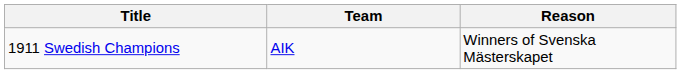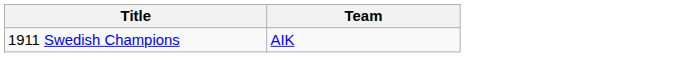- column: (568, 16)
